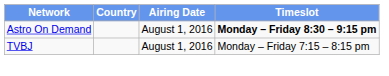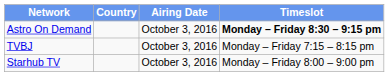(177, 29) August 1, 2016 -> (179, 29) October 3, 2016
(177, 46) August 1, 2016 -> (179, 46) October 3, 2016
+ row: (33, 63)
